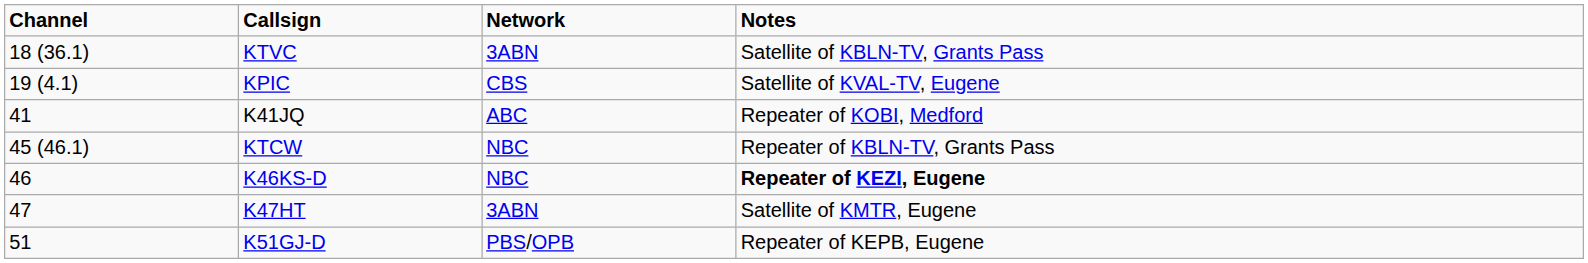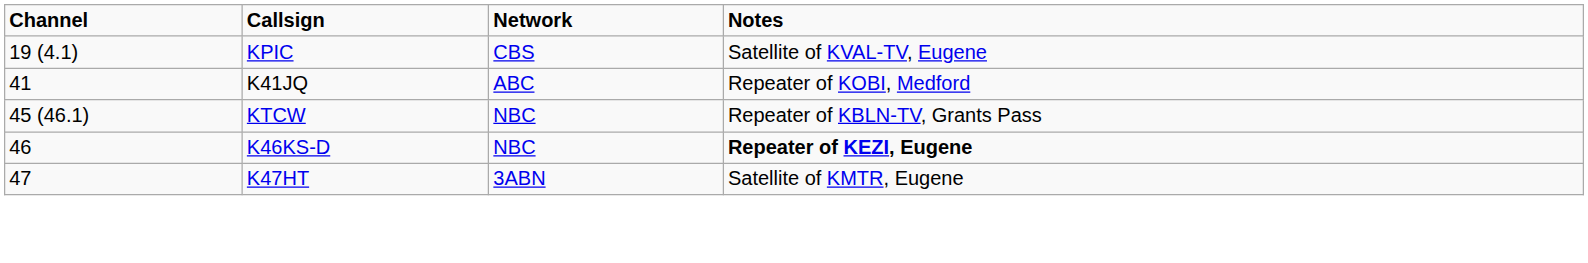- row: (270, 52)
- row: (284, 242)
